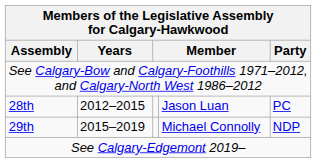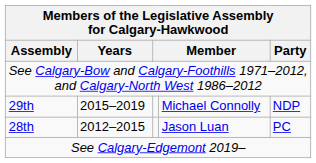rows swapped: (21, 106) <-> (21, 127)
